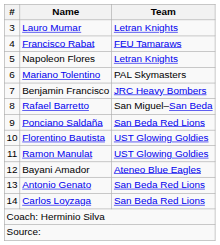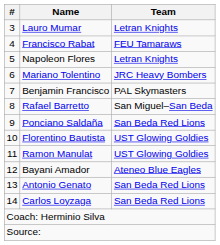(150, 75) PAL Skymasters -> (160, 75) JRC Heavy Bombers
(160, 91) JRC Heavy Bombers -> (150, 91) PAL Skymasters
